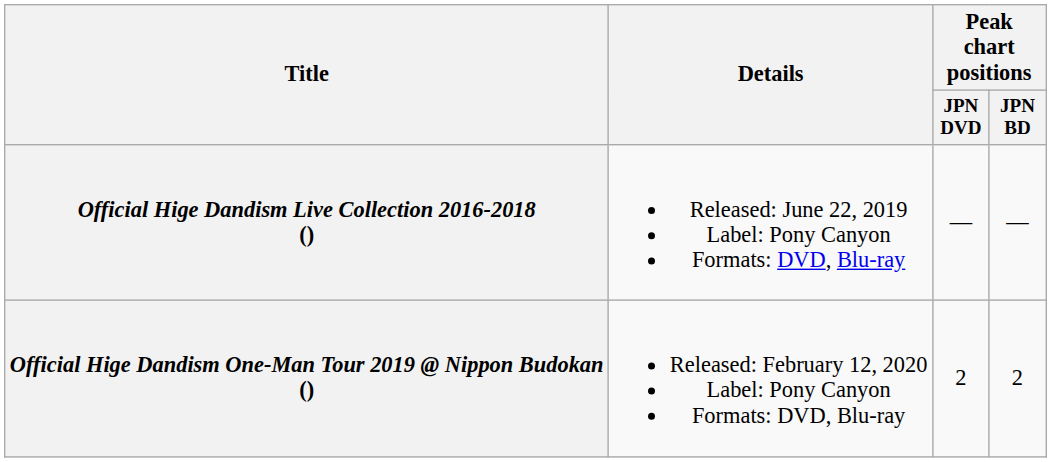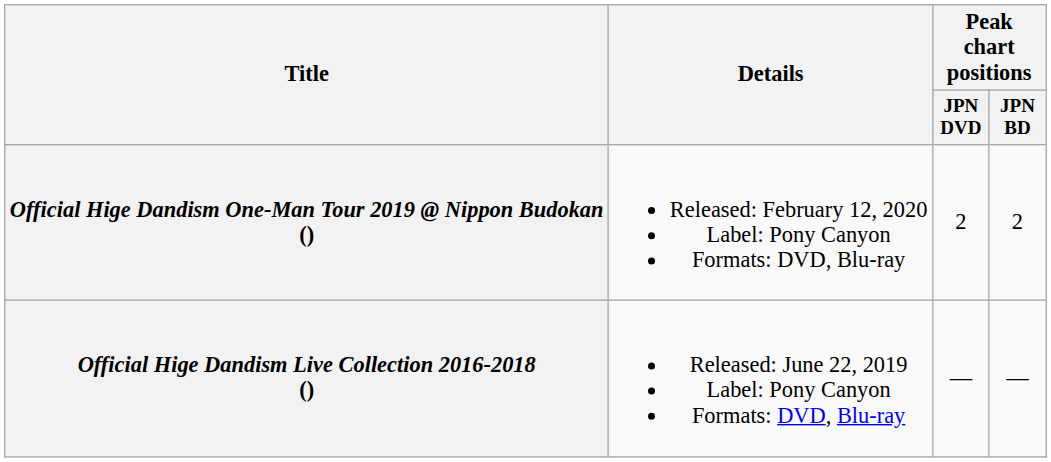rows swapped: (307, 222) <-> (307, 378)
